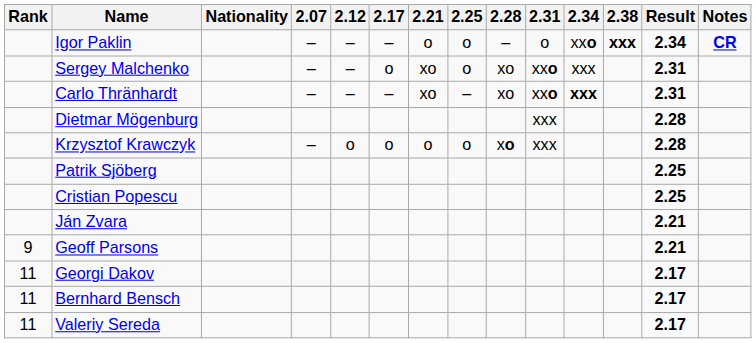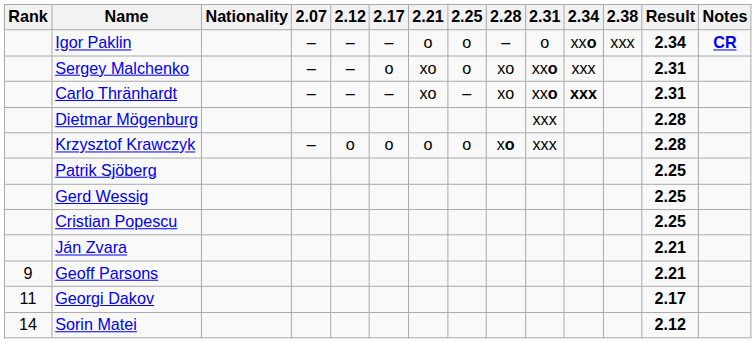(622, 42) bold -> (622, 42) normal
+ row: (102, 196)
- row: (118, 299)
- row: (108, 324)
+ row: (96, 324)
